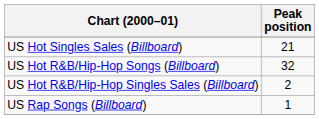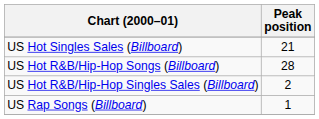(288, 66) 32 -> (288, 66) 28
